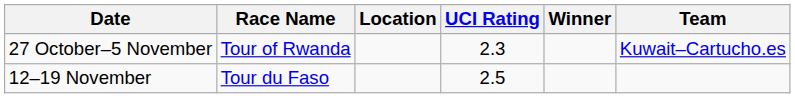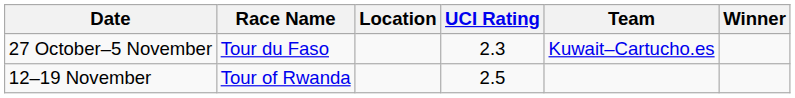columns swapped: (580, 19) <-> (703, 19)
(286, 48) Tour of Rwanda -> (275, 48) Tour du Faso
(275, 78) Tour du Faso -> (286, 78) Tour of Rwanda
